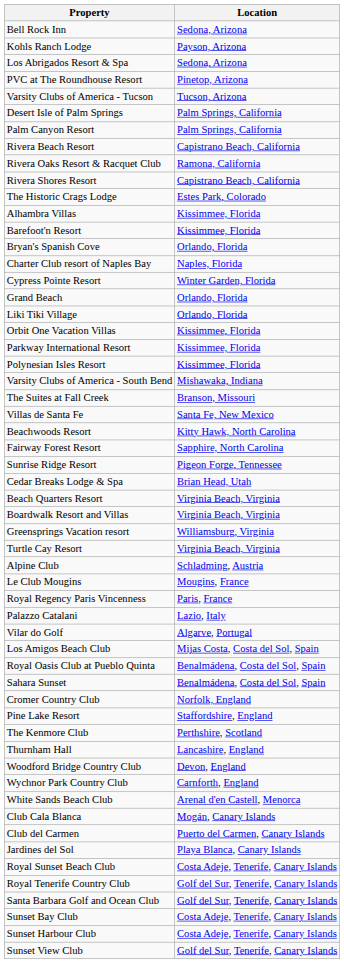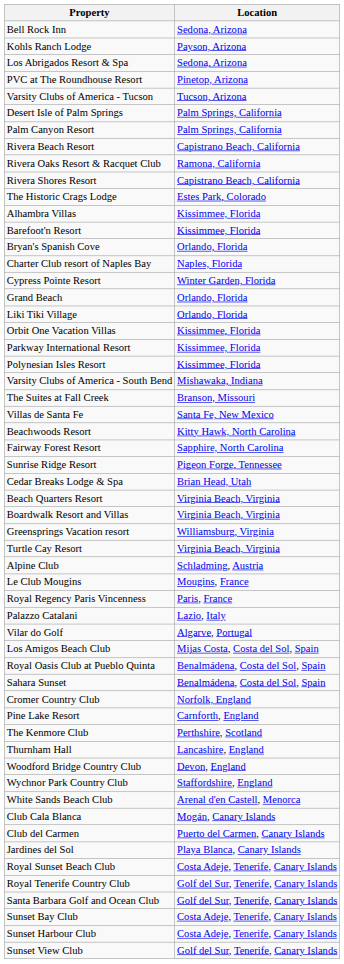(225, 716) Staffordshire, England -> (218, 716) Carnforth, England
(218, 783) Carnforth, England -> (225, 783) Staffordshire, England
